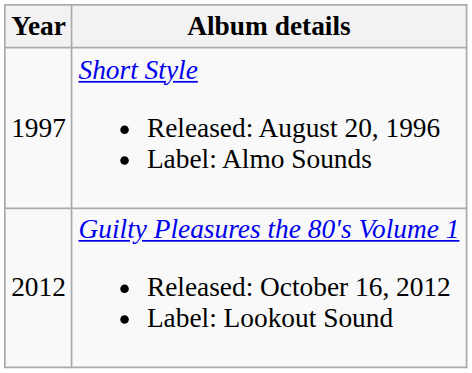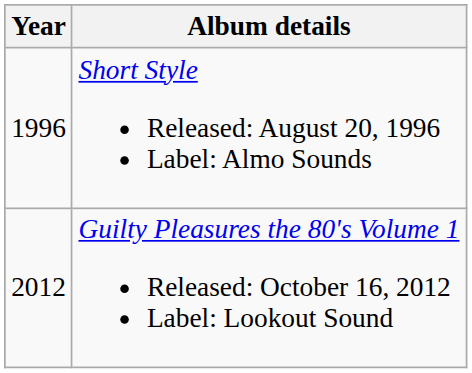(39, 127) 1997 -> (39, 127) 1996
